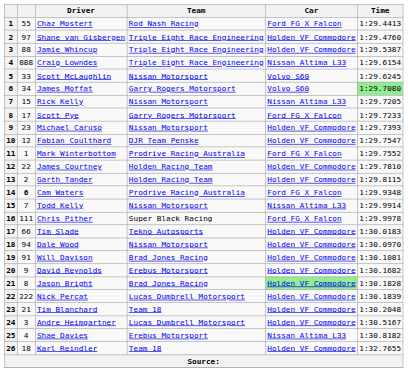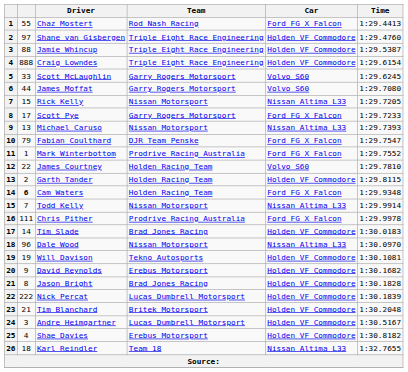(307, 62) Nissan Altima L33 -> (311, 62) Holden VF Commodore
(168, 75) Nissan Motorsport -> (182, 75) Garry Rogers Motorsport
(26, 88) 34 -> (26, 88) 44
(380, 88) lightgreen background -> (380, 88) no background
(26, 127) 23 -> (26, 127) 13
(311, 127) Holden VF Commodore -> (307, 127) Nissan Altima L33
(26, 140) 12 -> (26, 140) 79
(311, 140) Holden VF Commodore -> (304, 140) Ford FG X Falcon
(311, 166) Holden VF Commodore -> (288, 166) Volvo S60
(187, 192) Prodrive Racing Australia -> (171, 192) Holden Racing Team
(171, 218) Super Black Racing -> (187, 218) Prodrive Racing Australia
(26, 231) 66 -> (26, 231) 14
(166, 231) Tekno Autosports -> (168, 231) Brad Jones Racing
(26, 244) 94 -> (26, 244) 96
(311, 244) Holden VF Commodore -> (307, 244) Nissan Altima L33
(26, 257) 91 -> (26, 257) 19
(168, 257) Brad Jones Racing -> (166, 257) Tekno Autosports
(311, 283) lightgreen background -> (311, 283) no background
(145, 309) Team 18 -> (168, 309) Britek Motorsport
(307, 335) Nissan Altima L33 -> (311, 335) Holden VF Commodore
(311, 348) Holden VF Commodore -> (307, 348) Nissan Altima L33
